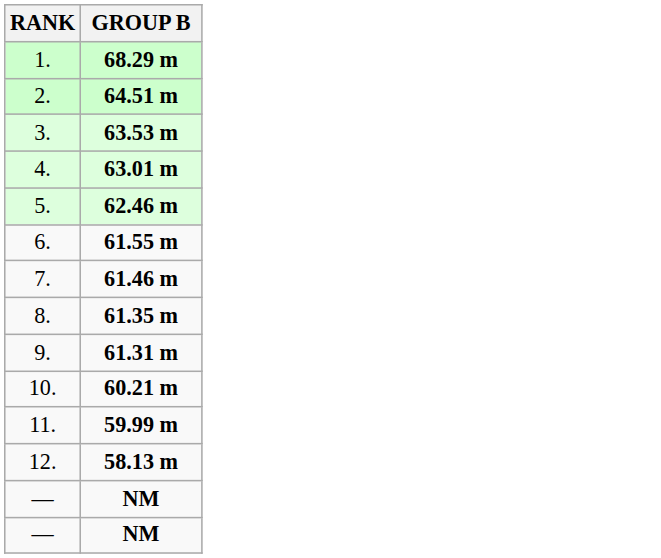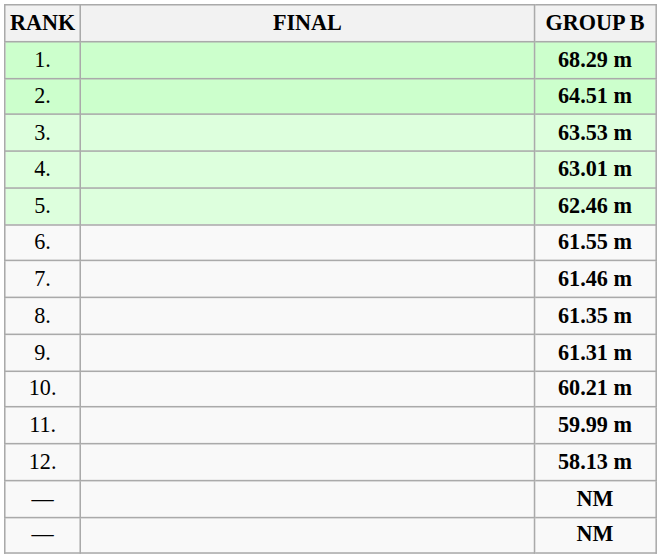+ column: (307, 23)
